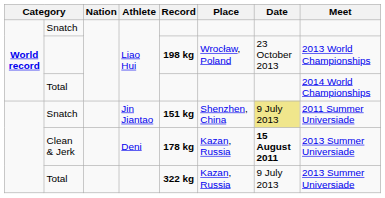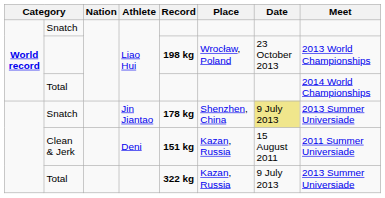(179, 114) 151 kg -> (179, 114) 178 kg
(333, 114) 2011 Summer Universiade -> (333, 114) 2013 Summer Universiade
(179, 146) 178 kg -> (179, 146) 151 kg
(274, 146) bold -> (272, 146) normal
(333, 146) 2013 Summer Universiade -> (333, 146) 2011 Summer Universiade
